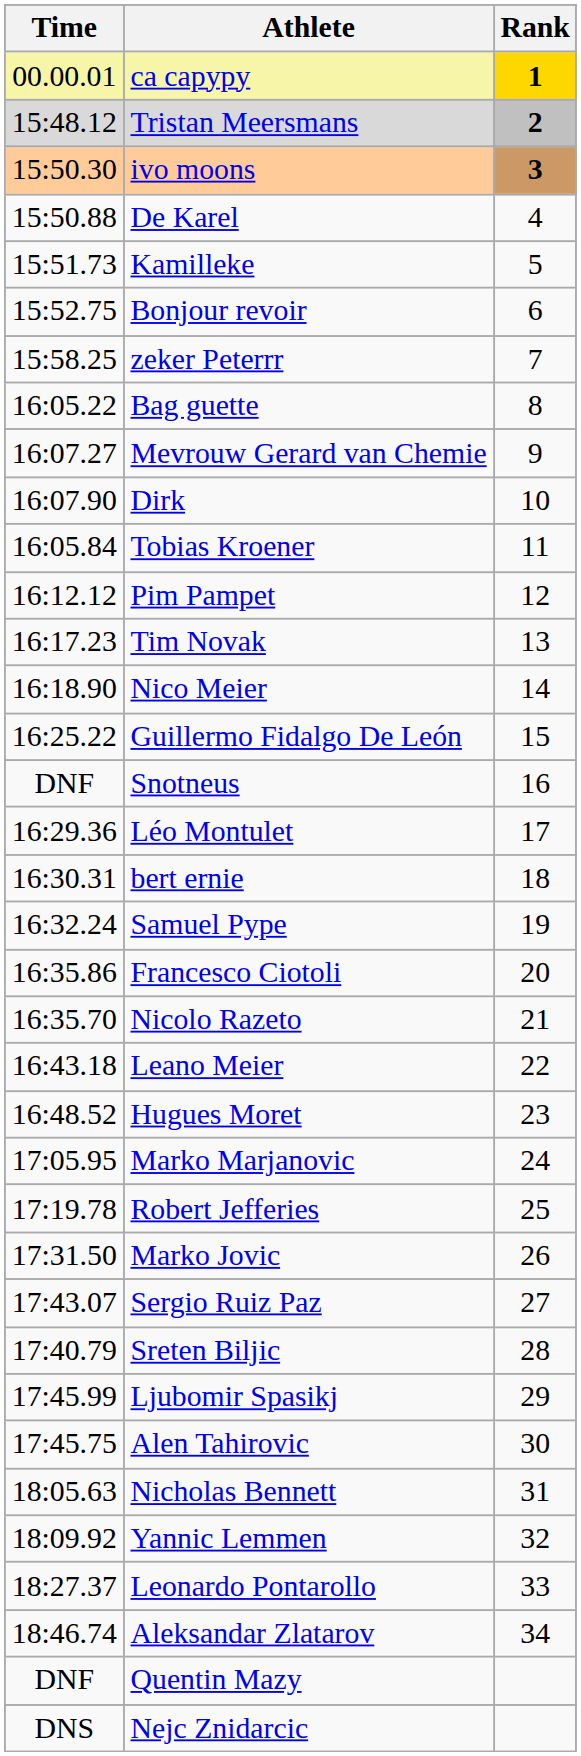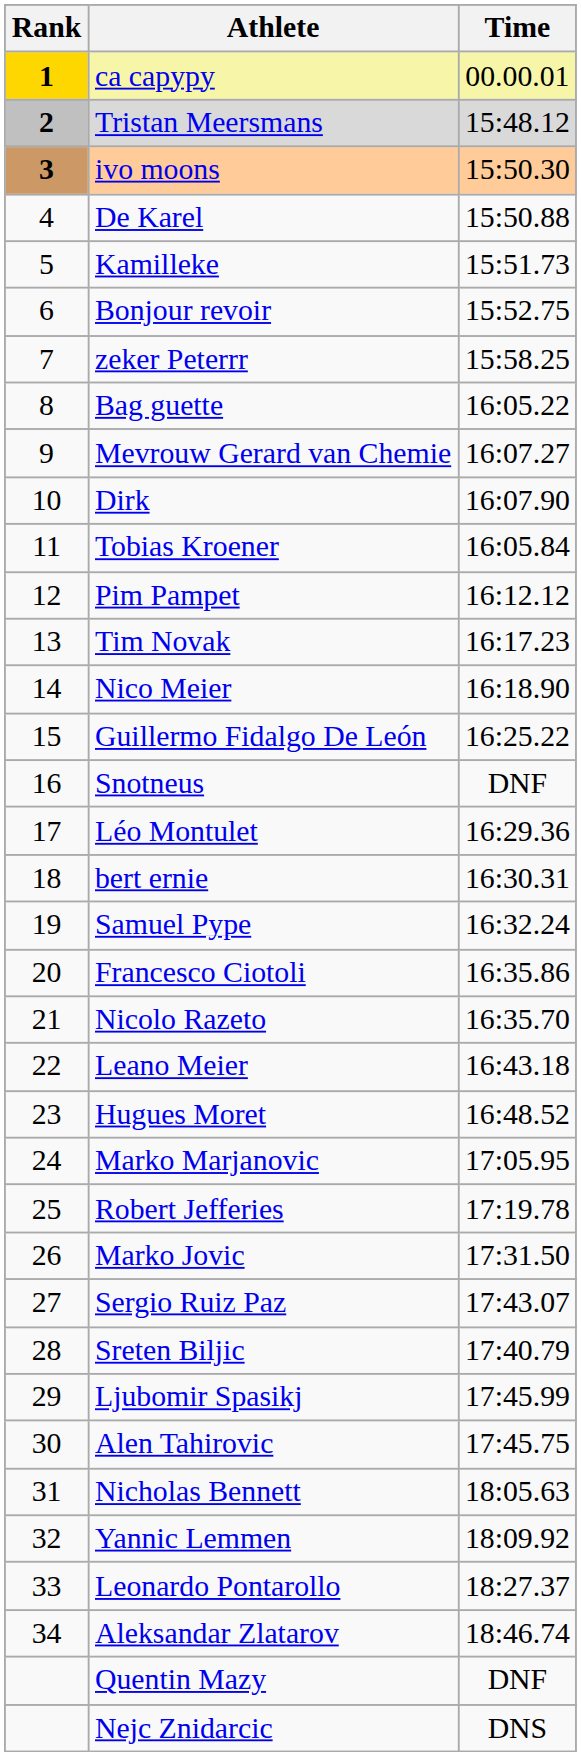columns swapped: (535, 28) <-> (64, 28)
